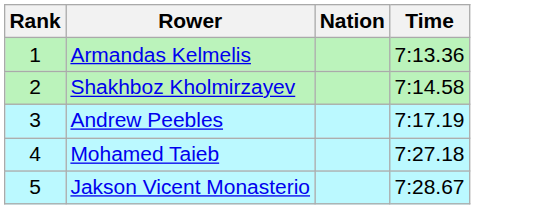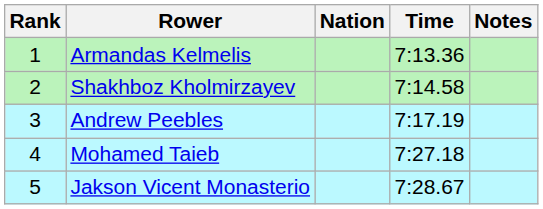+ column: (503, 21)
